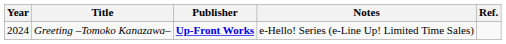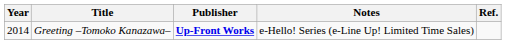(18, 30) 2024 -> (18, 30) 2014
